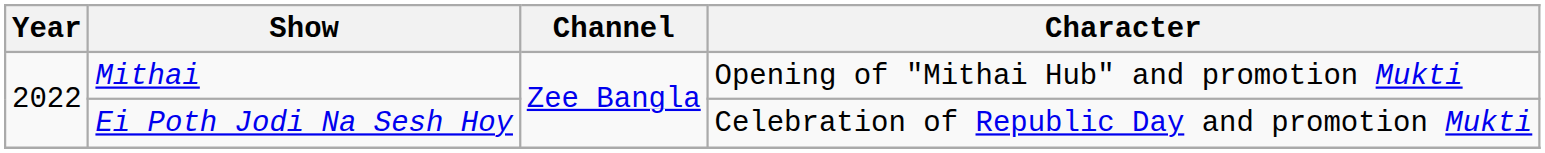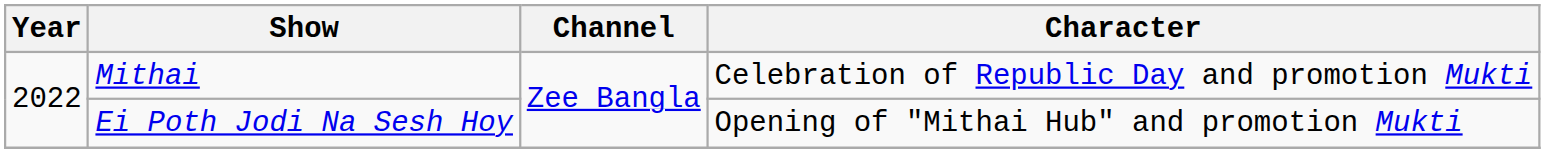(1089, 76) Opening of "Mithai Hub" and promotion Mukti -> (1123, 76) Celebration of Republic Day and promotion Mukti
(1123, 123) Celebration of Republic Day and promotion Mukti -> (1089, 123) Opening of "Mithai Hub" and promotion Mukti
